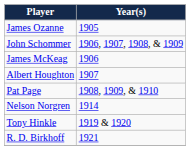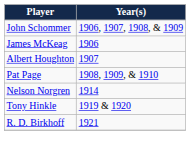- row: (35, 28)
